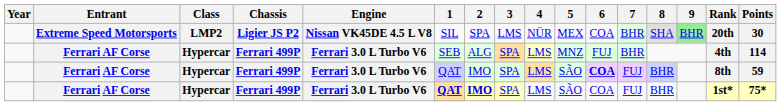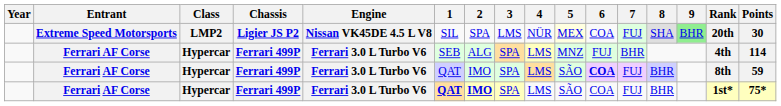(570, 33) no background -> (570, 33) lightyellow background
(632, 33) BHR -> (632, 33) FUJ
